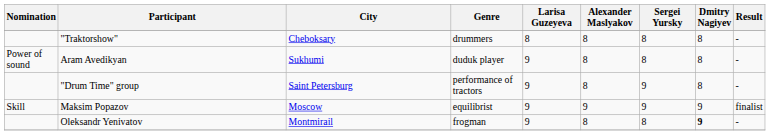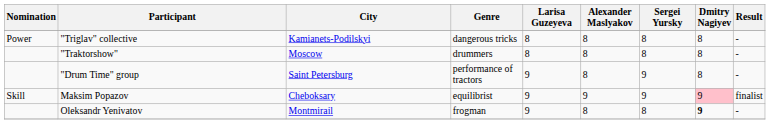+ row: (99, 38)
(312, 38) Cheboksary -> (305, 54) Moscow
- row: (94, 59)
(305, 107) Moscow -> (312, 96) Cheboksary
(700, 107) no background -> (700, 96) pink background
